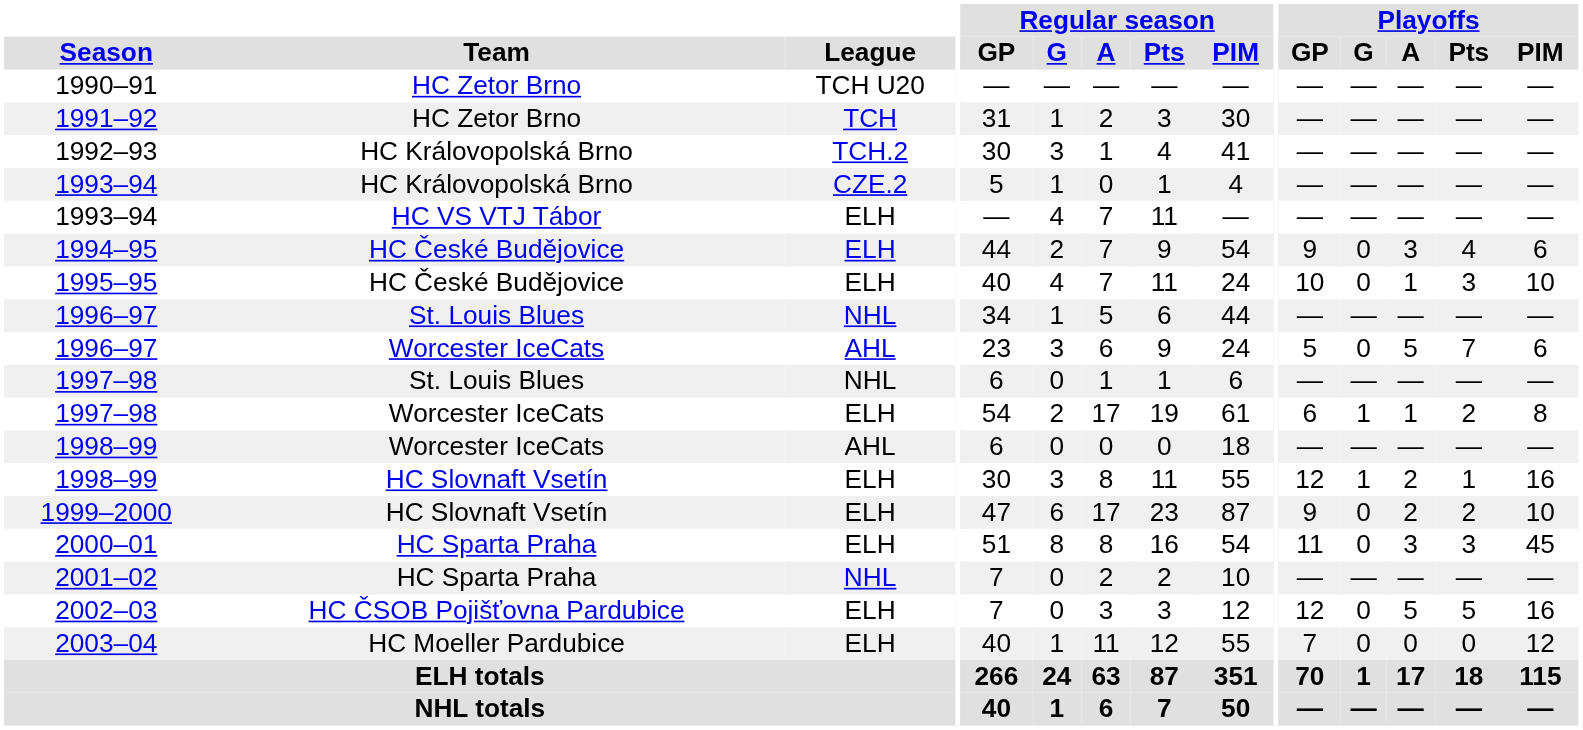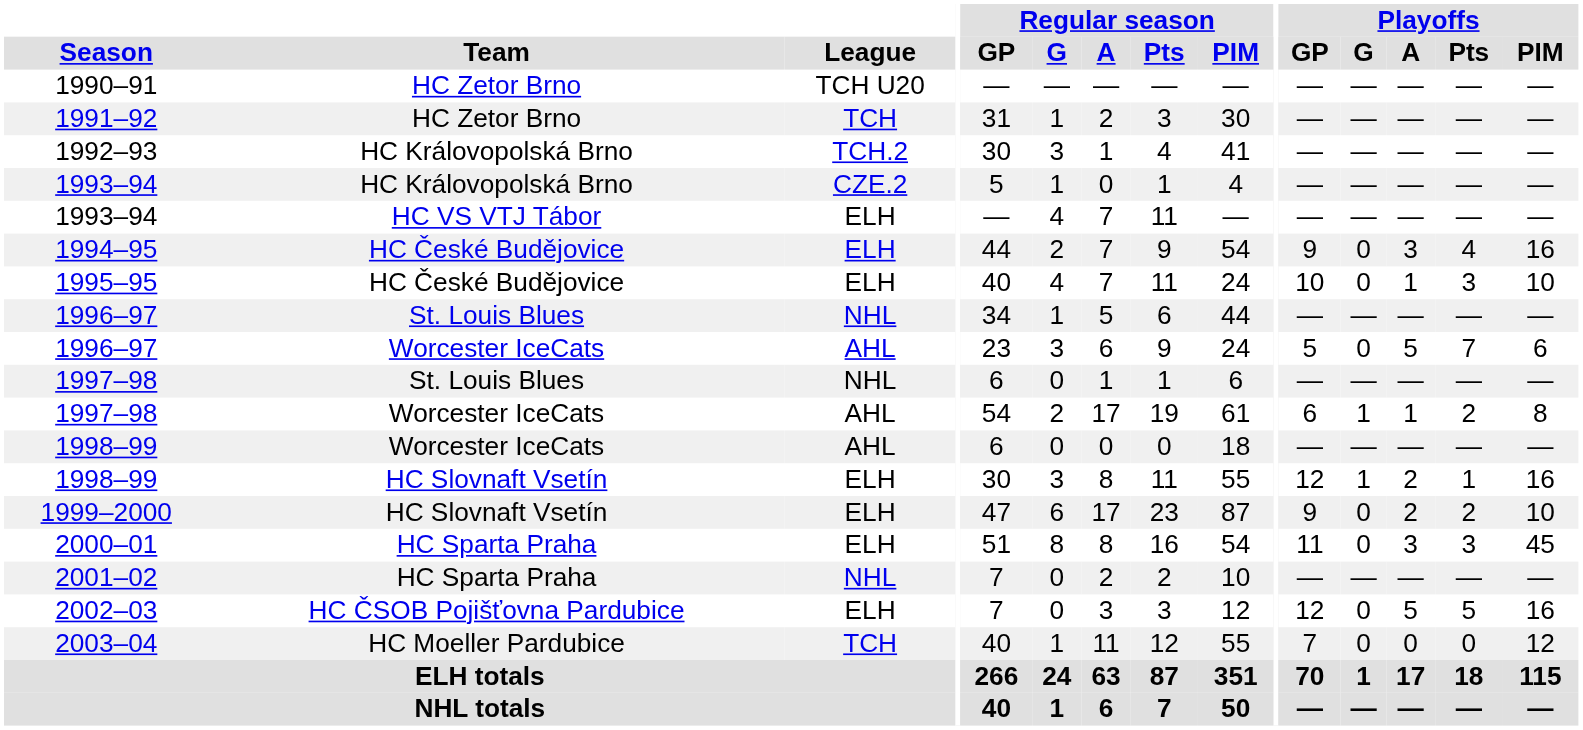(1540, 249) 6 -> (1540, 249) 16
(870, 413) ELH -> (870, 413) AHL
(870, 643) ELH -> (870, 643) TCH
